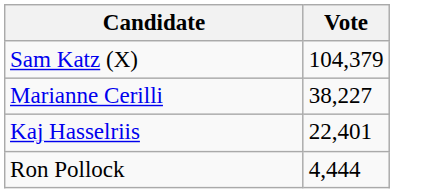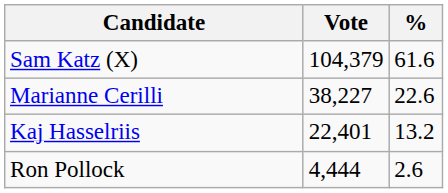+ column: (416, 22)
